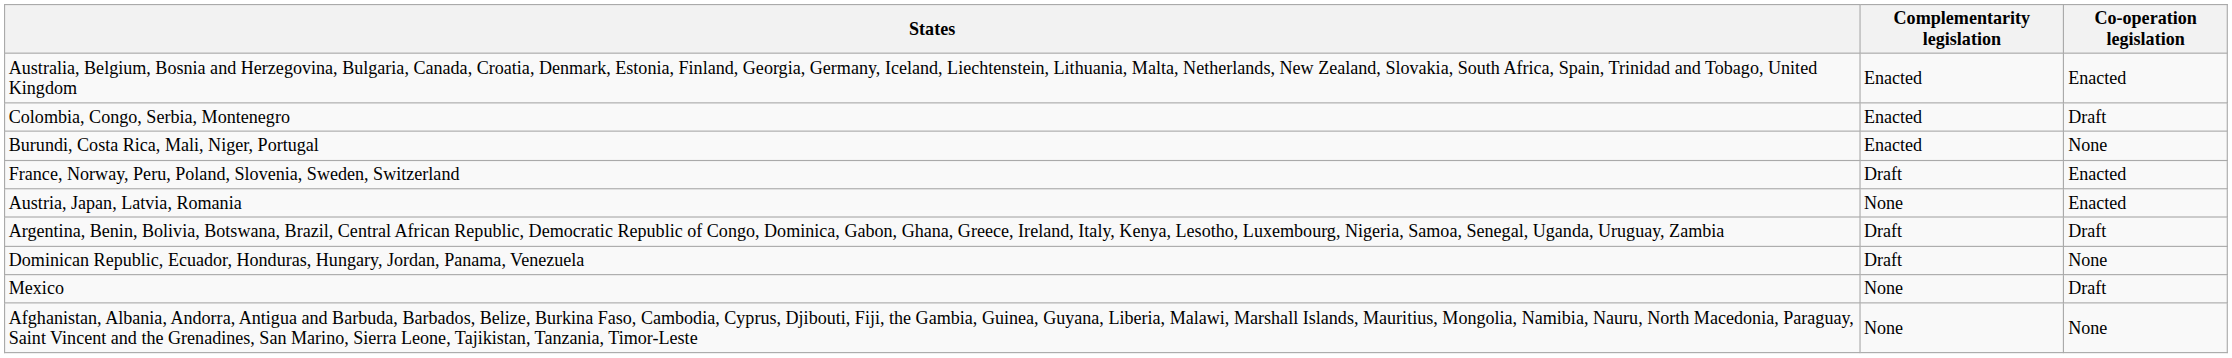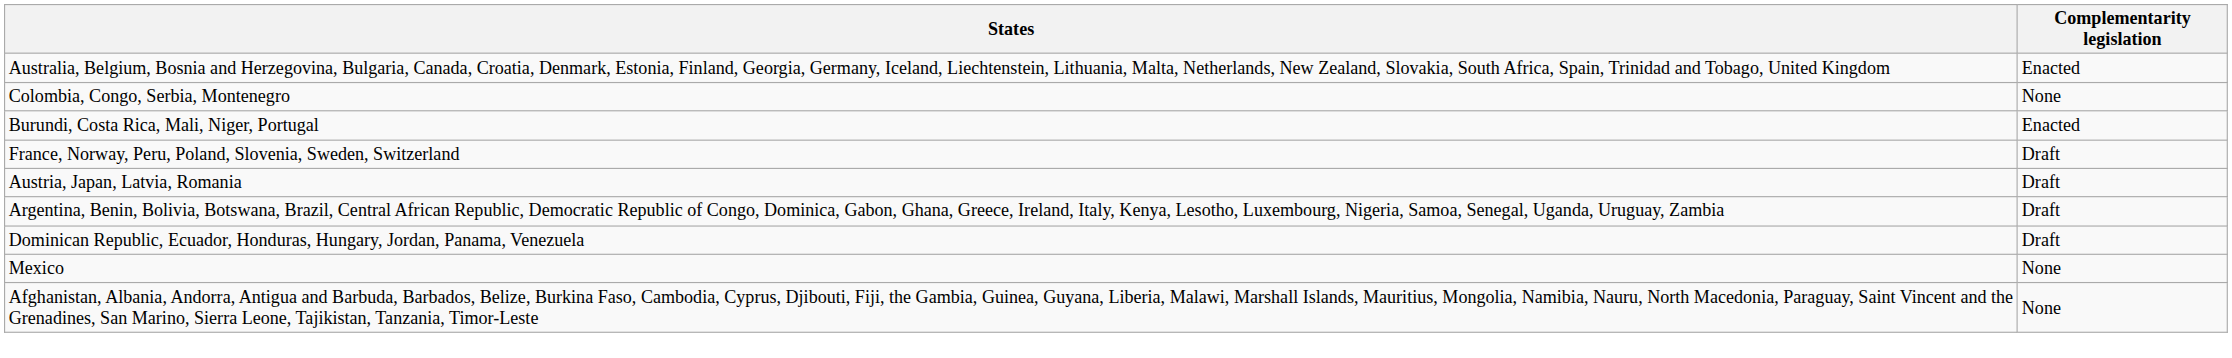- column: (2146, 29)
(1893, 116) Enacted -> (2041, 96) None
(1883, 202) None -> (2041, 182) Draft
